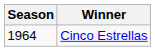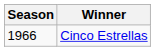(22, 35) 1964 -> (22, 35) 1966
